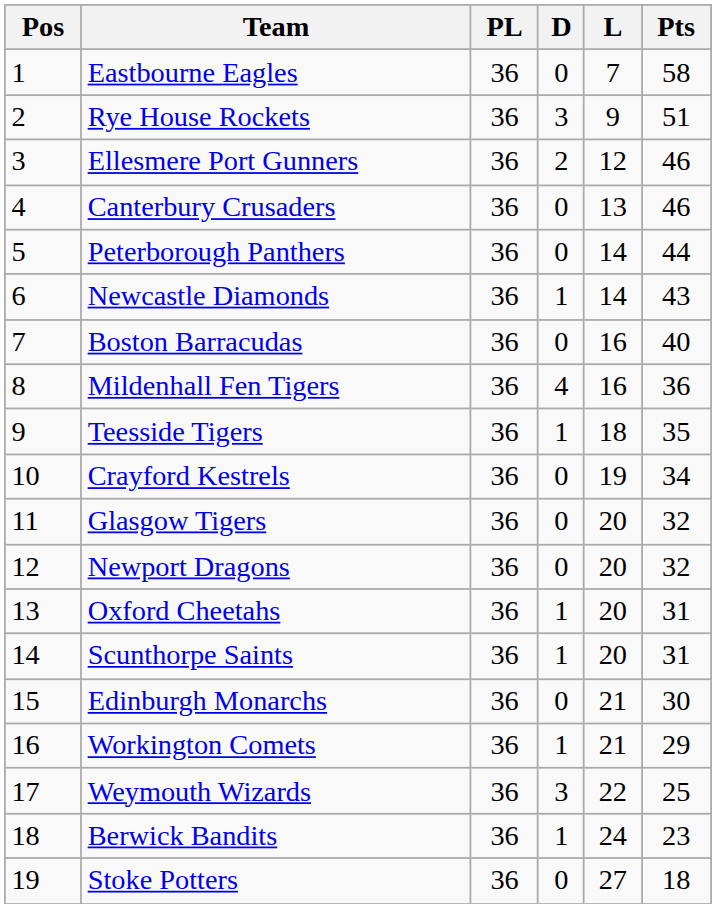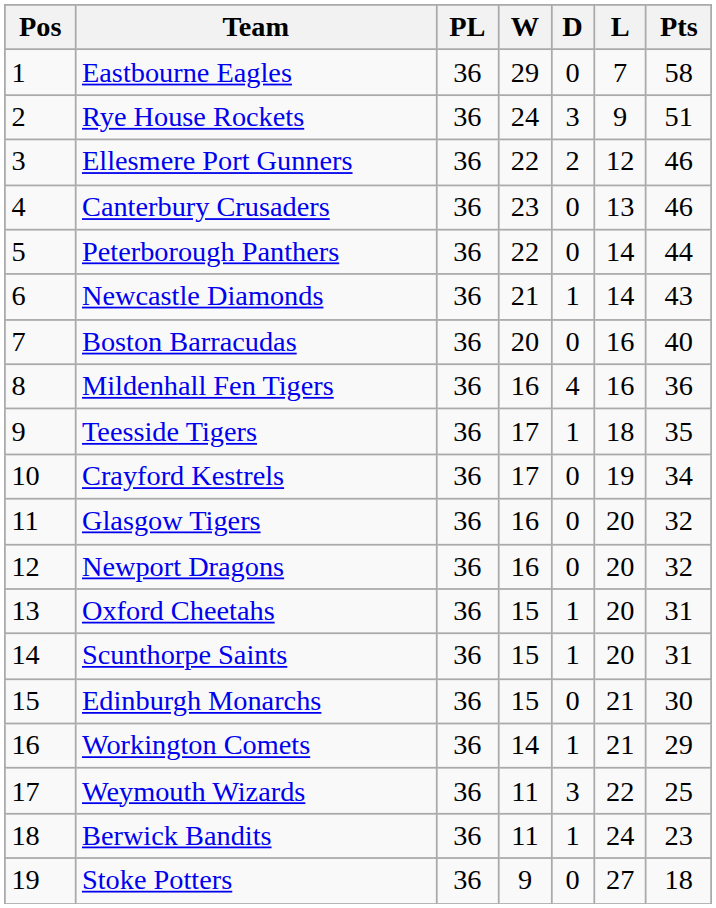+ column: (525, 26)
